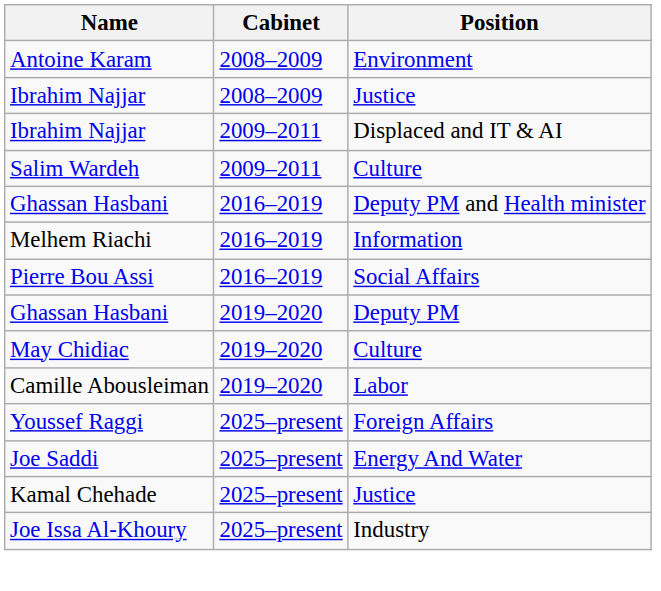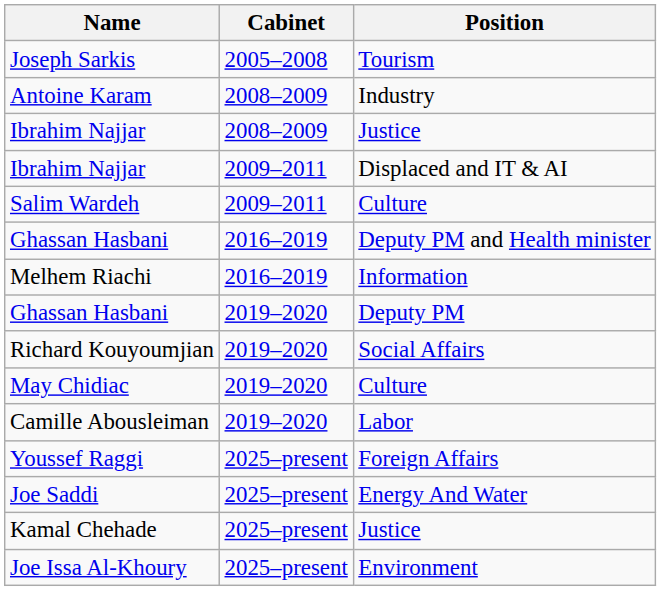+ row: (73, 58)
(413, 58) Environment -> (396, 95) Industry
- row: (82, 276)
+ row: (112, 349)
(391, 530) Industry -> (418, 566) Environment
